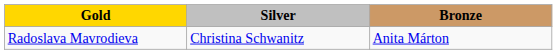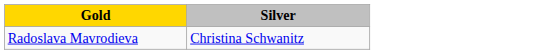- column: (461, 15)
